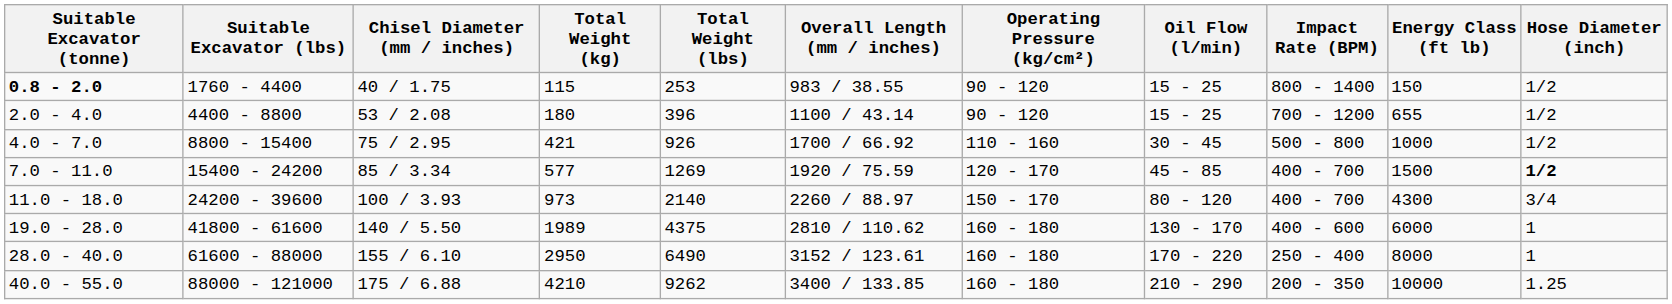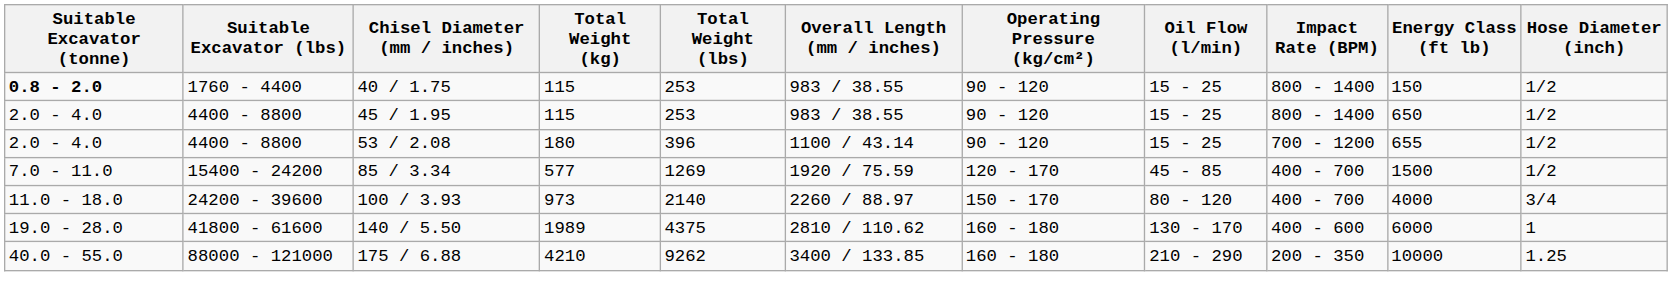+ row: (404, 115)
- row: (404, 143)
(1541, 171) bold -> (1541, 171) normal
(1412, 200) 4300 -> (1412, 200) 4000
- row: (409, 256)
